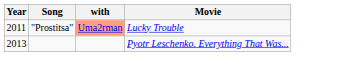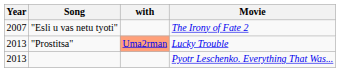+ row: (74, 28)
(16, 28) 2011 -> (17, 43) 2013
